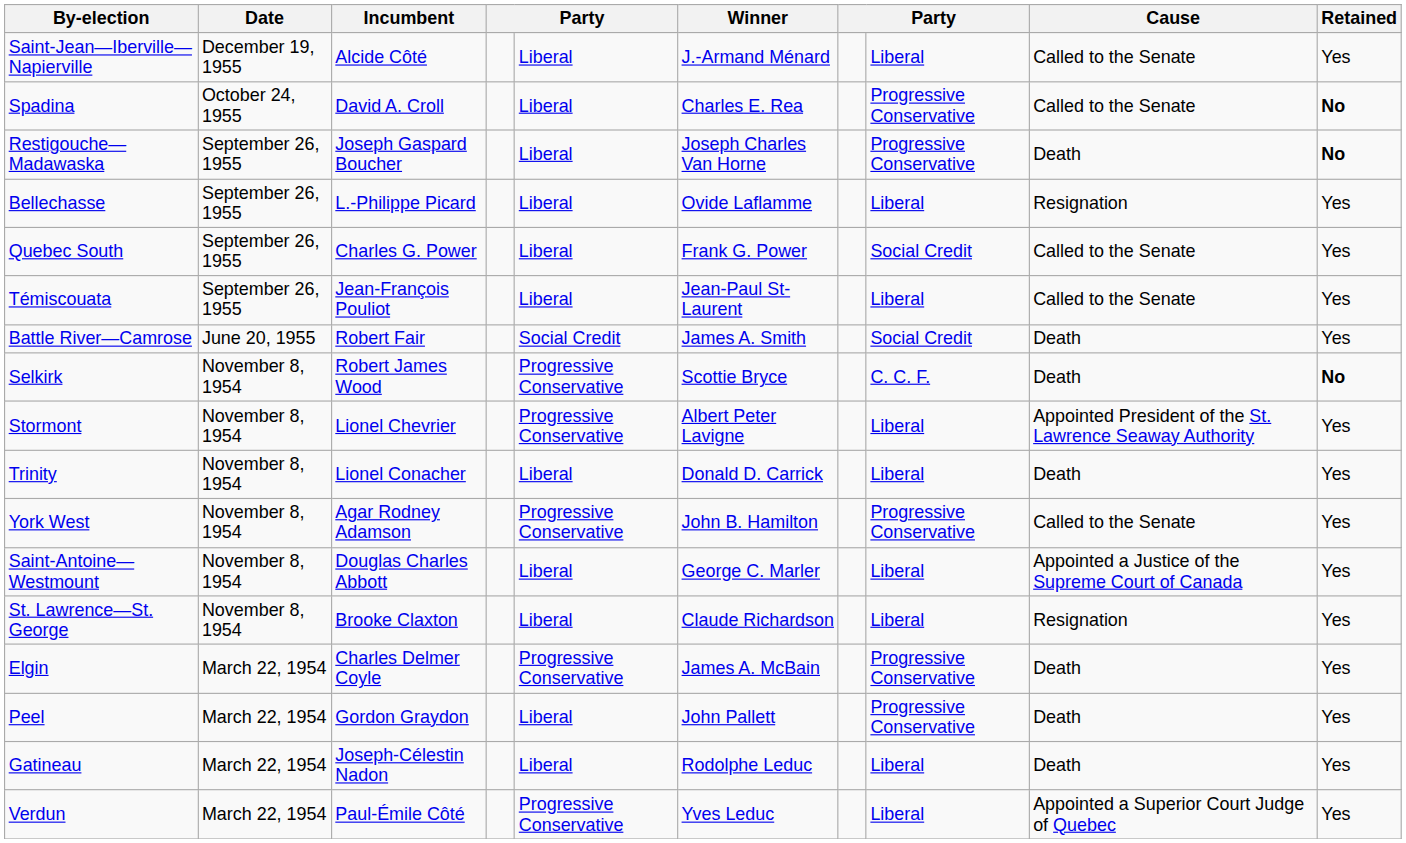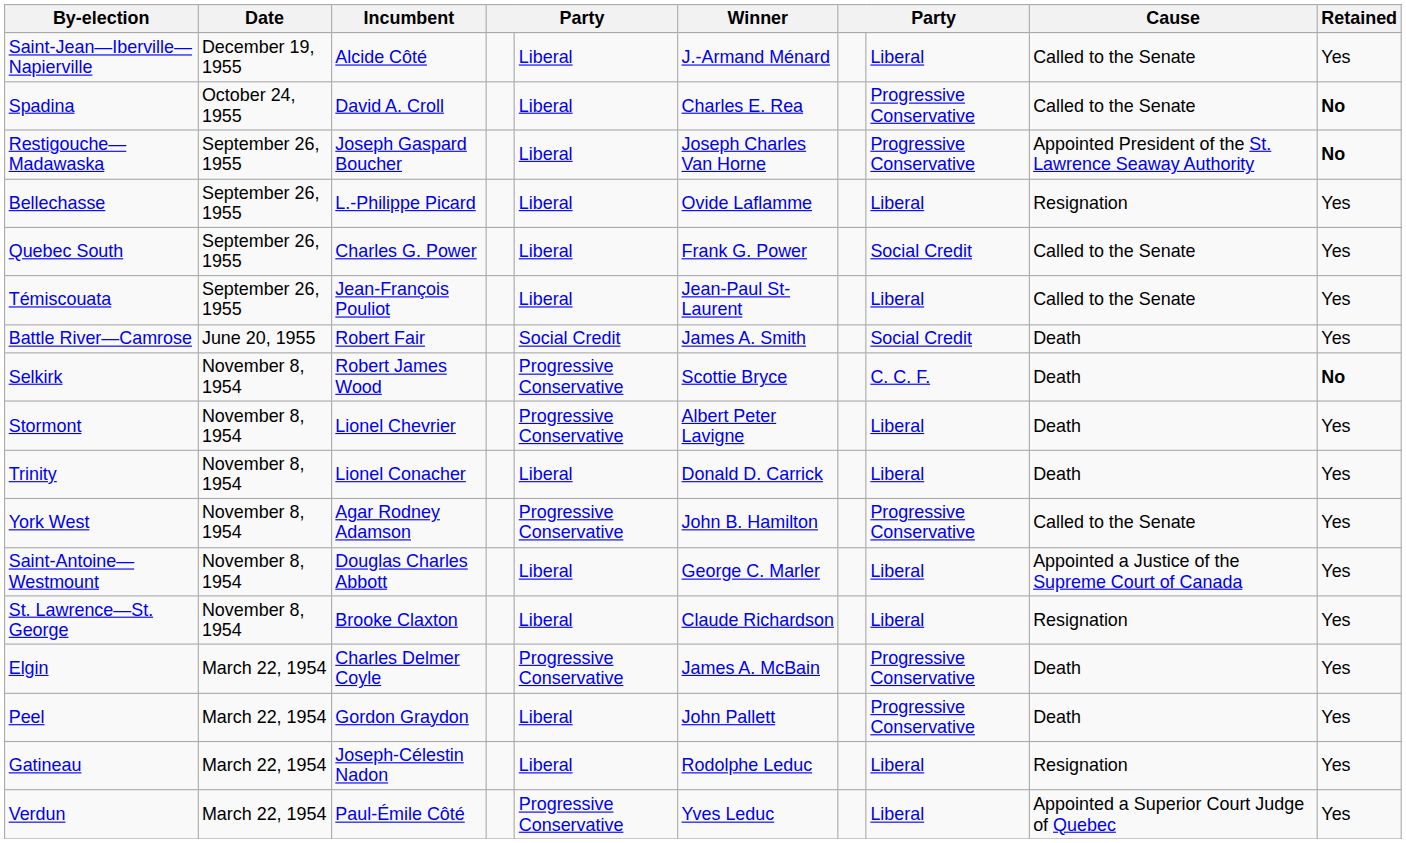(1057, 154) Death -> (1152, 154) Appointed President of the St. Lawrence Seaway Authority
(1152, 425) Appointed President of the St. Lawrence Seaway Authority -> (1057, 425) Death
(1057, 765) Death -> (1080, 765) Resignation
